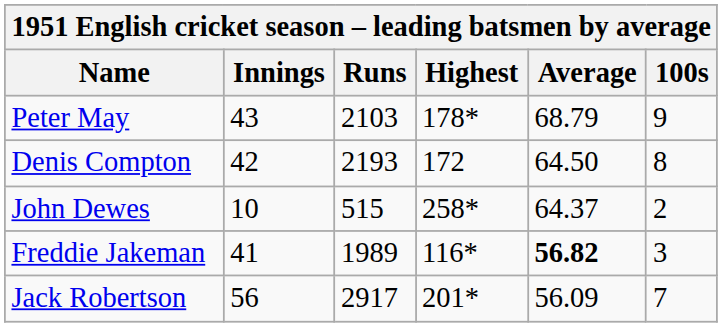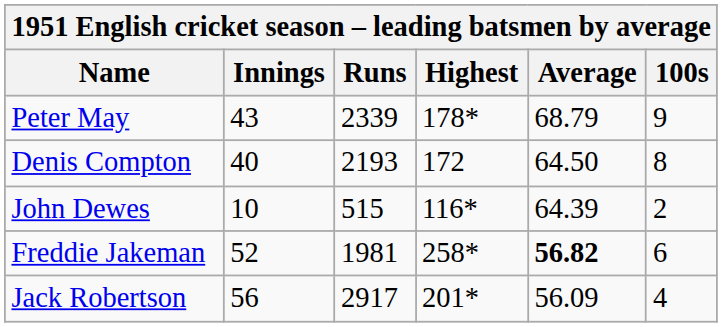(370, 117) 2103 -> (370, 117) 2339
(244, 162) 42 -> (244, 162) 40
(450, 207) 258* -> (450, 207) 116*
(567, 207) 64.37 -> (567, 207) 64.39
(244, 252) 41 -> (244, 252) 52
(370, 252) 1989 -> (370, 252) 1981
(450, 252) 116* -> (450, 252) 258*
(660, 252) 3 -> (660, 252) 6
(660, 298) 7 -> (660, 298) 4
